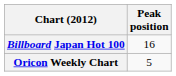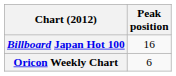(149, 62) 5 -> (149, 62) 6
